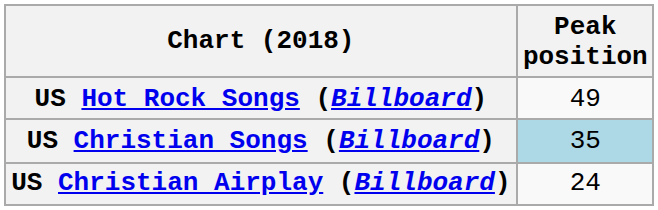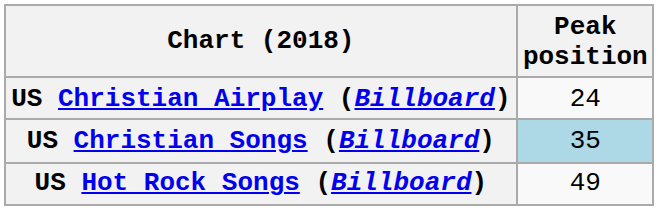rows swapped: (261, 183) <-> (261, 99)
